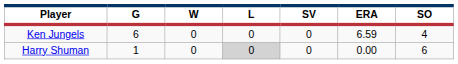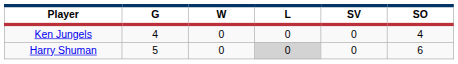- column: (367, 15)
(136, 34) 6 -> (155, 34) 4
(136, 50) 1 -> (155, 50) 5
